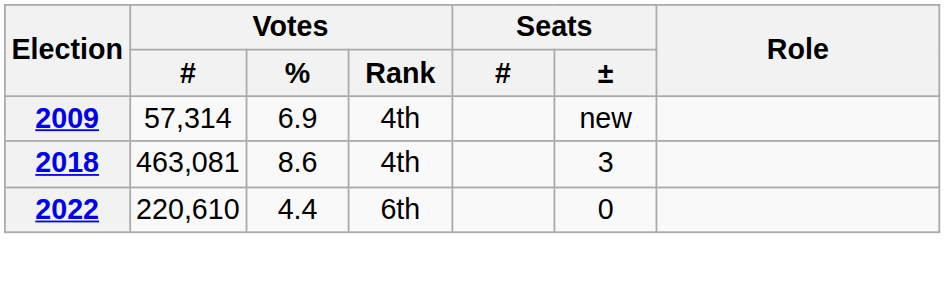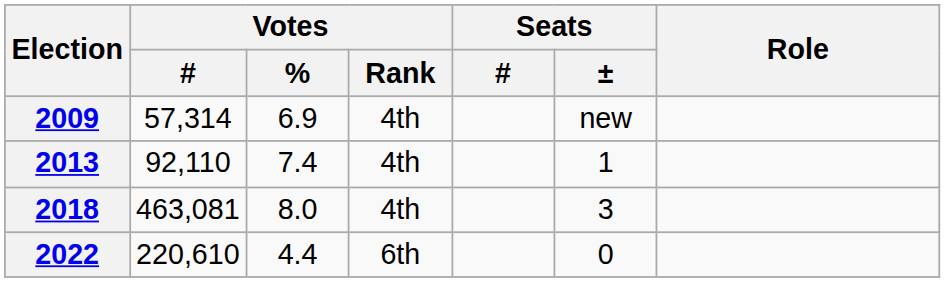+ row: (67, 163)
(298, 163) 8.6 -> (298, 208) 8.0
